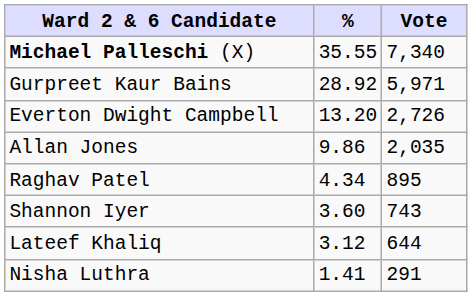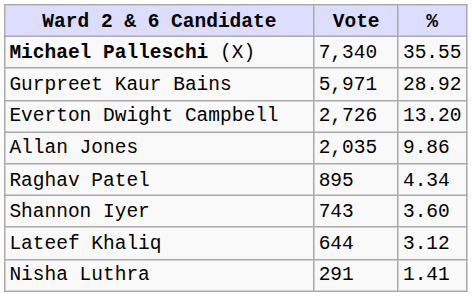columns swapped: (424, 21) <-> (348, 21)
